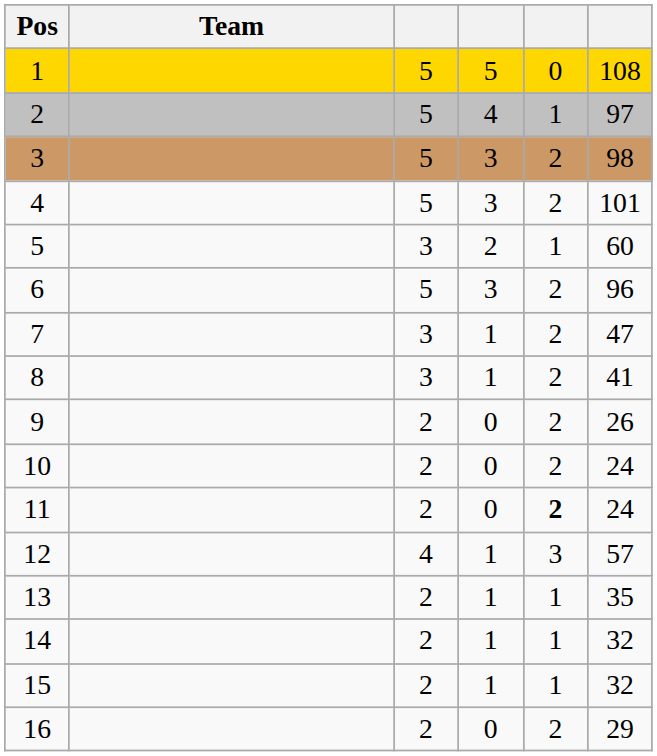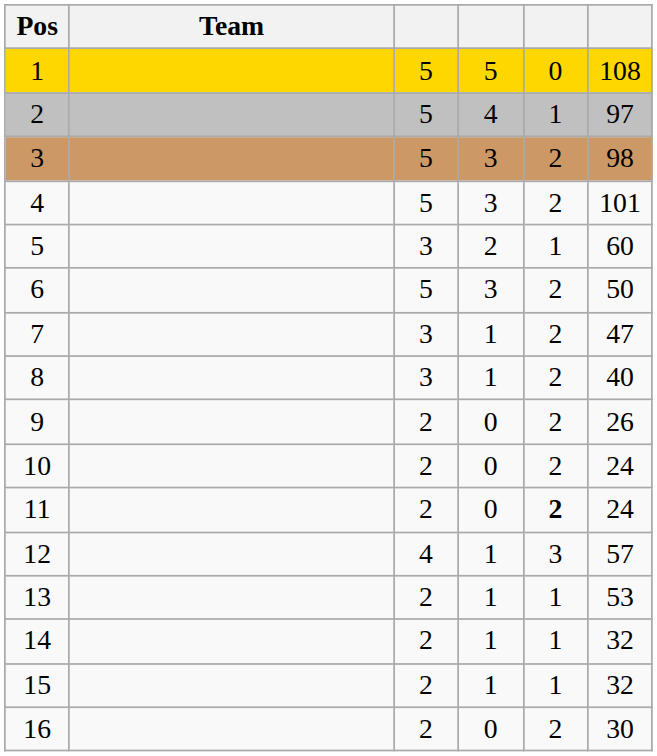(620, 289) 96 -> (620, 289) 50
(620, 377) 41 -> (620, 377) 40
(620, 597) 35 -> (620, 597) 53
(620, 728) 29 -> (620, 728) 30
